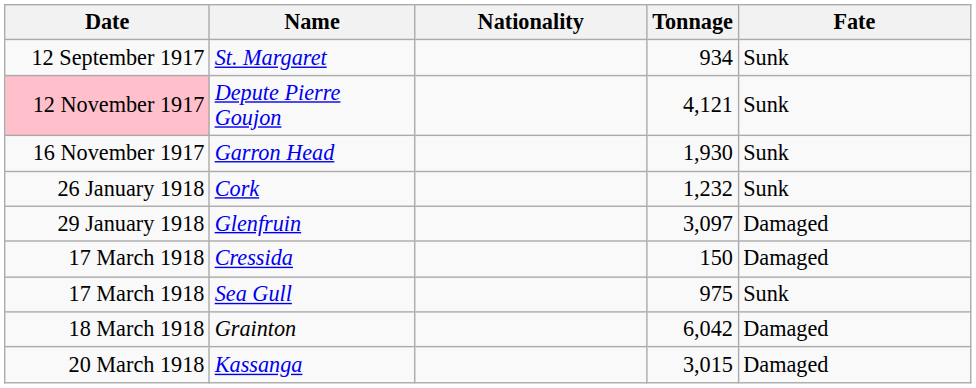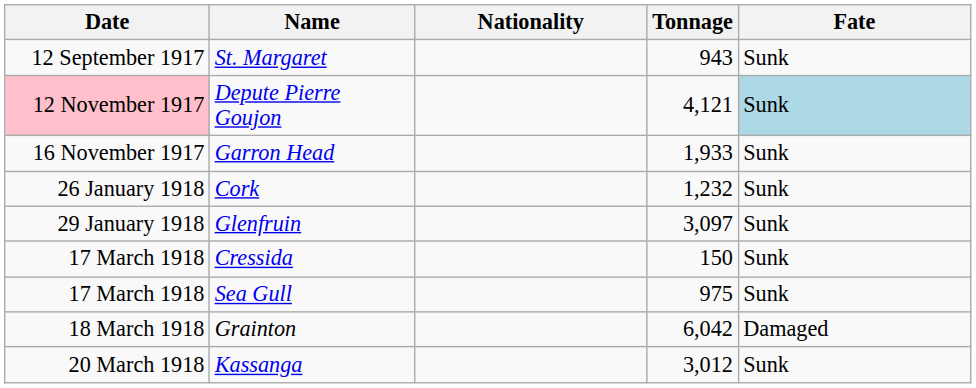(716, 57) 934 -> (716, 57) 943
(766, 105) no background -> (766, 105) lightblue background
(708, 152) 1,930 -> (708, 152) 1,933
(786, 223) Damaged -> (766, 223) Sunk
(786, 258) Damaged -> (766, 258) Sunk
(708, 364) 3,015 -> (708, 364) 3,012
(786, 364) Damaged -> (766, 364) Sunk
